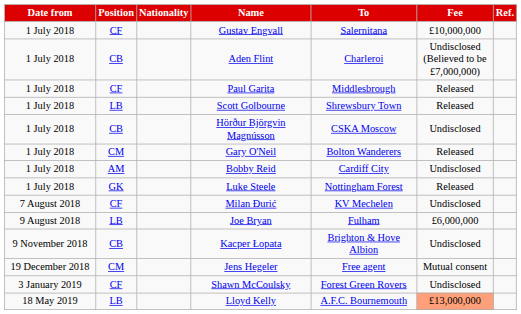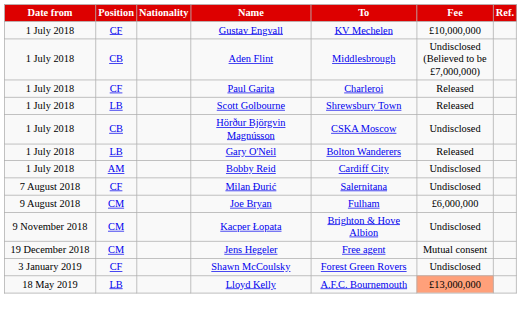(364, 30) Salernitana -> (364, 30) KV Mechelen
(364, 59) Charleroi -> (364, 59) Middlesbrough
(364, 89) Middlesbrough -> (364, 89) Charleroi
(116, 152) CM -> (116, 152) LB
- row: (251, 186)
(364, 204) KV Mechelen -> (364, 186) Salernitana
(116, 221) LB -> (116, 204) CM
(116, 244) CB -> (116, 227) CM
